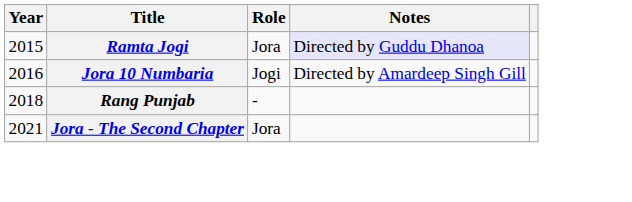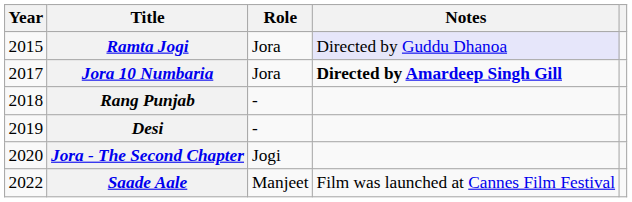(26, 73) 2016 -> (26, 73) 2017
(266, 73) Jogi -> (266, 73) Jora
(410, 73) normal -> (439, 73) bold
+ row: (148, 127)
(26, 127) 2021 -> (26, 155) 2020
(266, 127) Jora -> (266, 155) Jogi
+ row: (148, 182)
